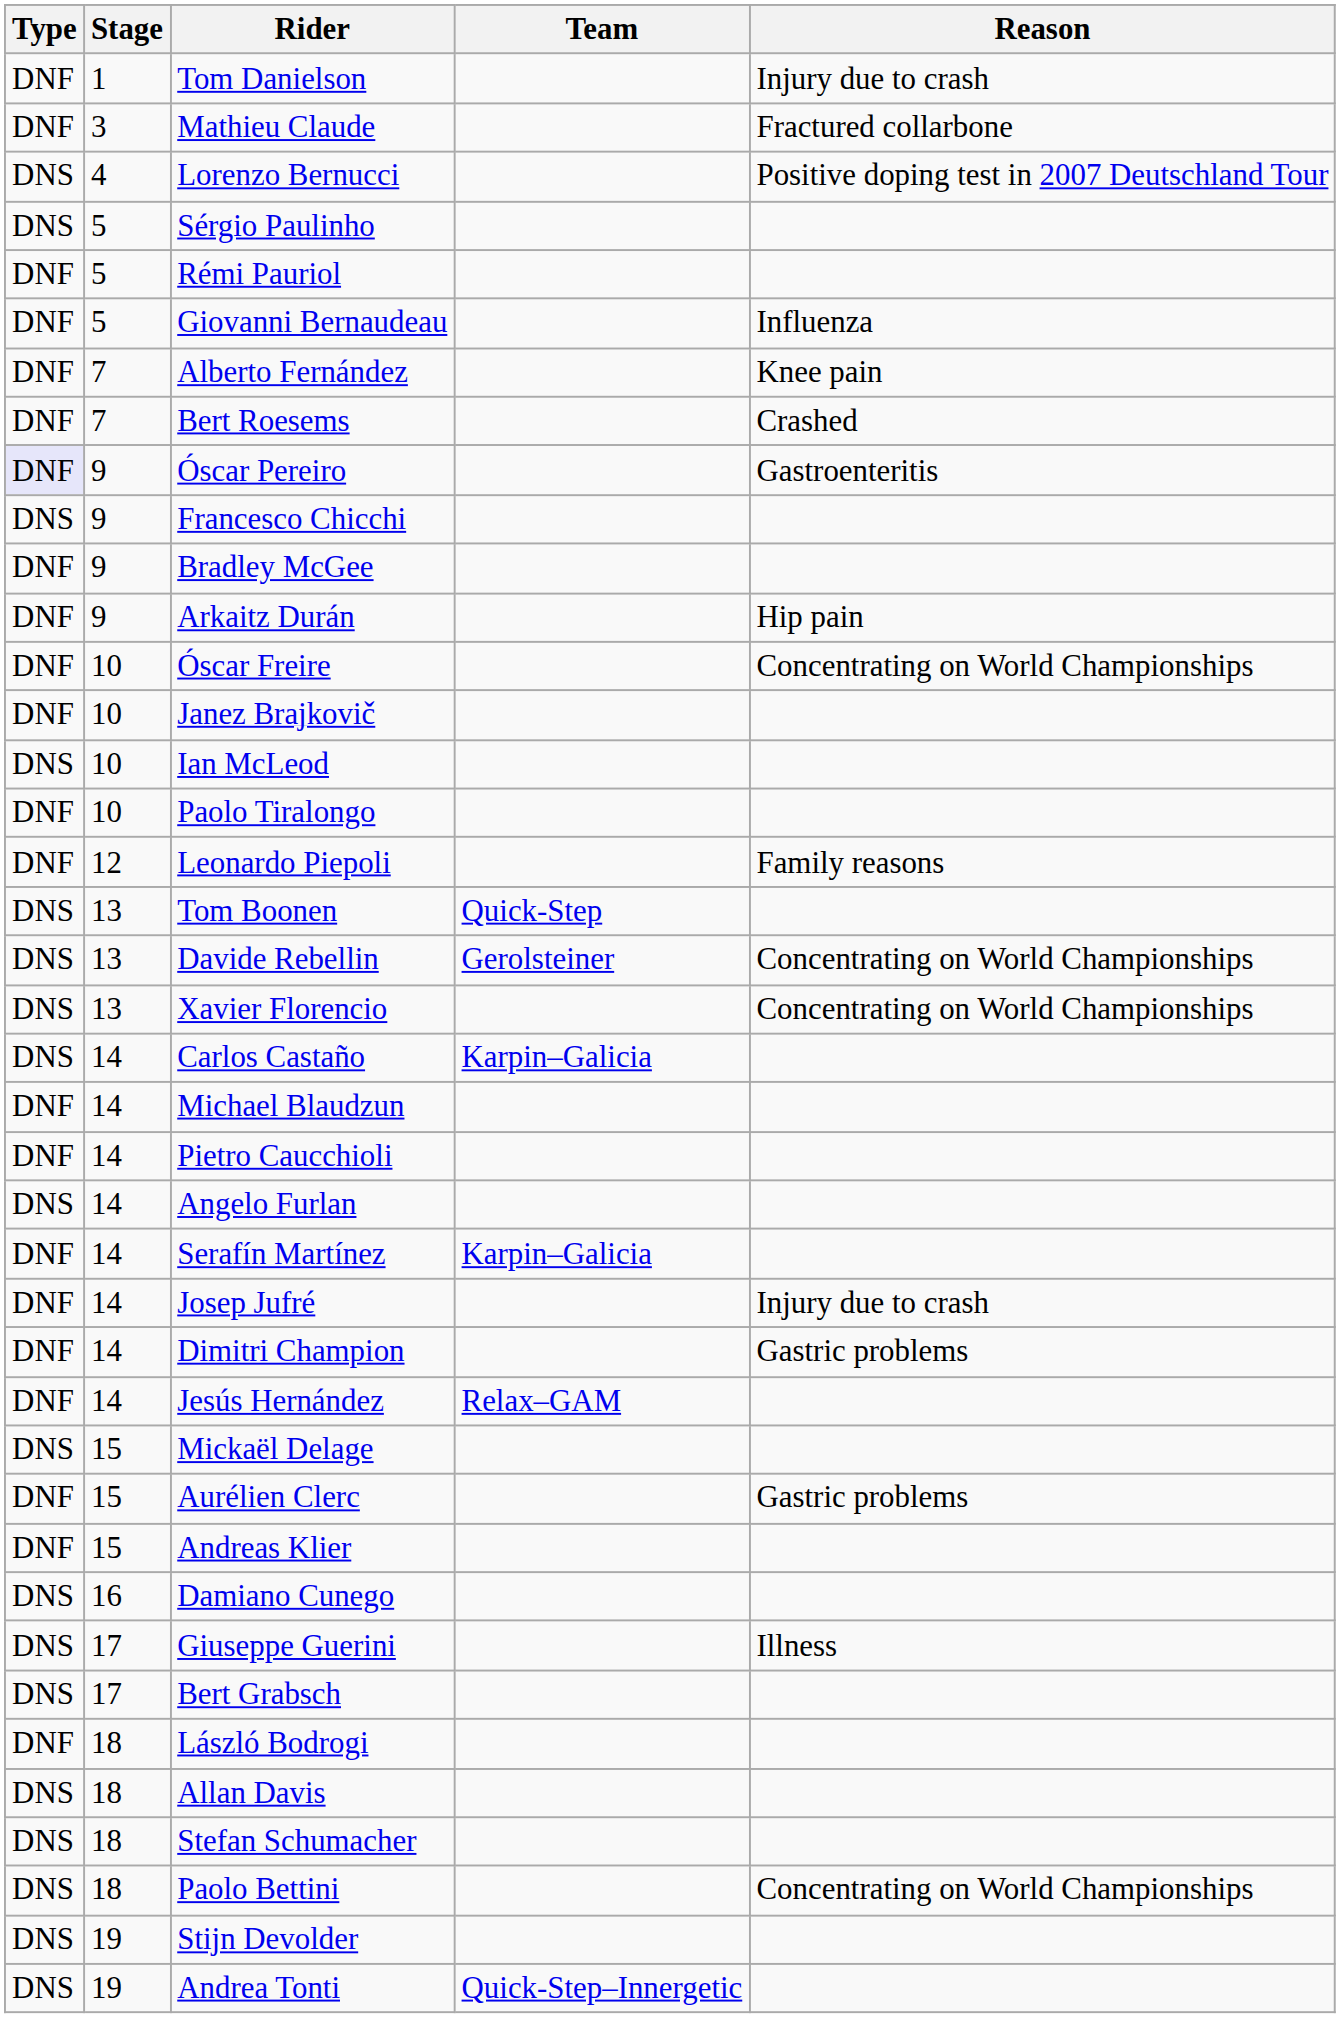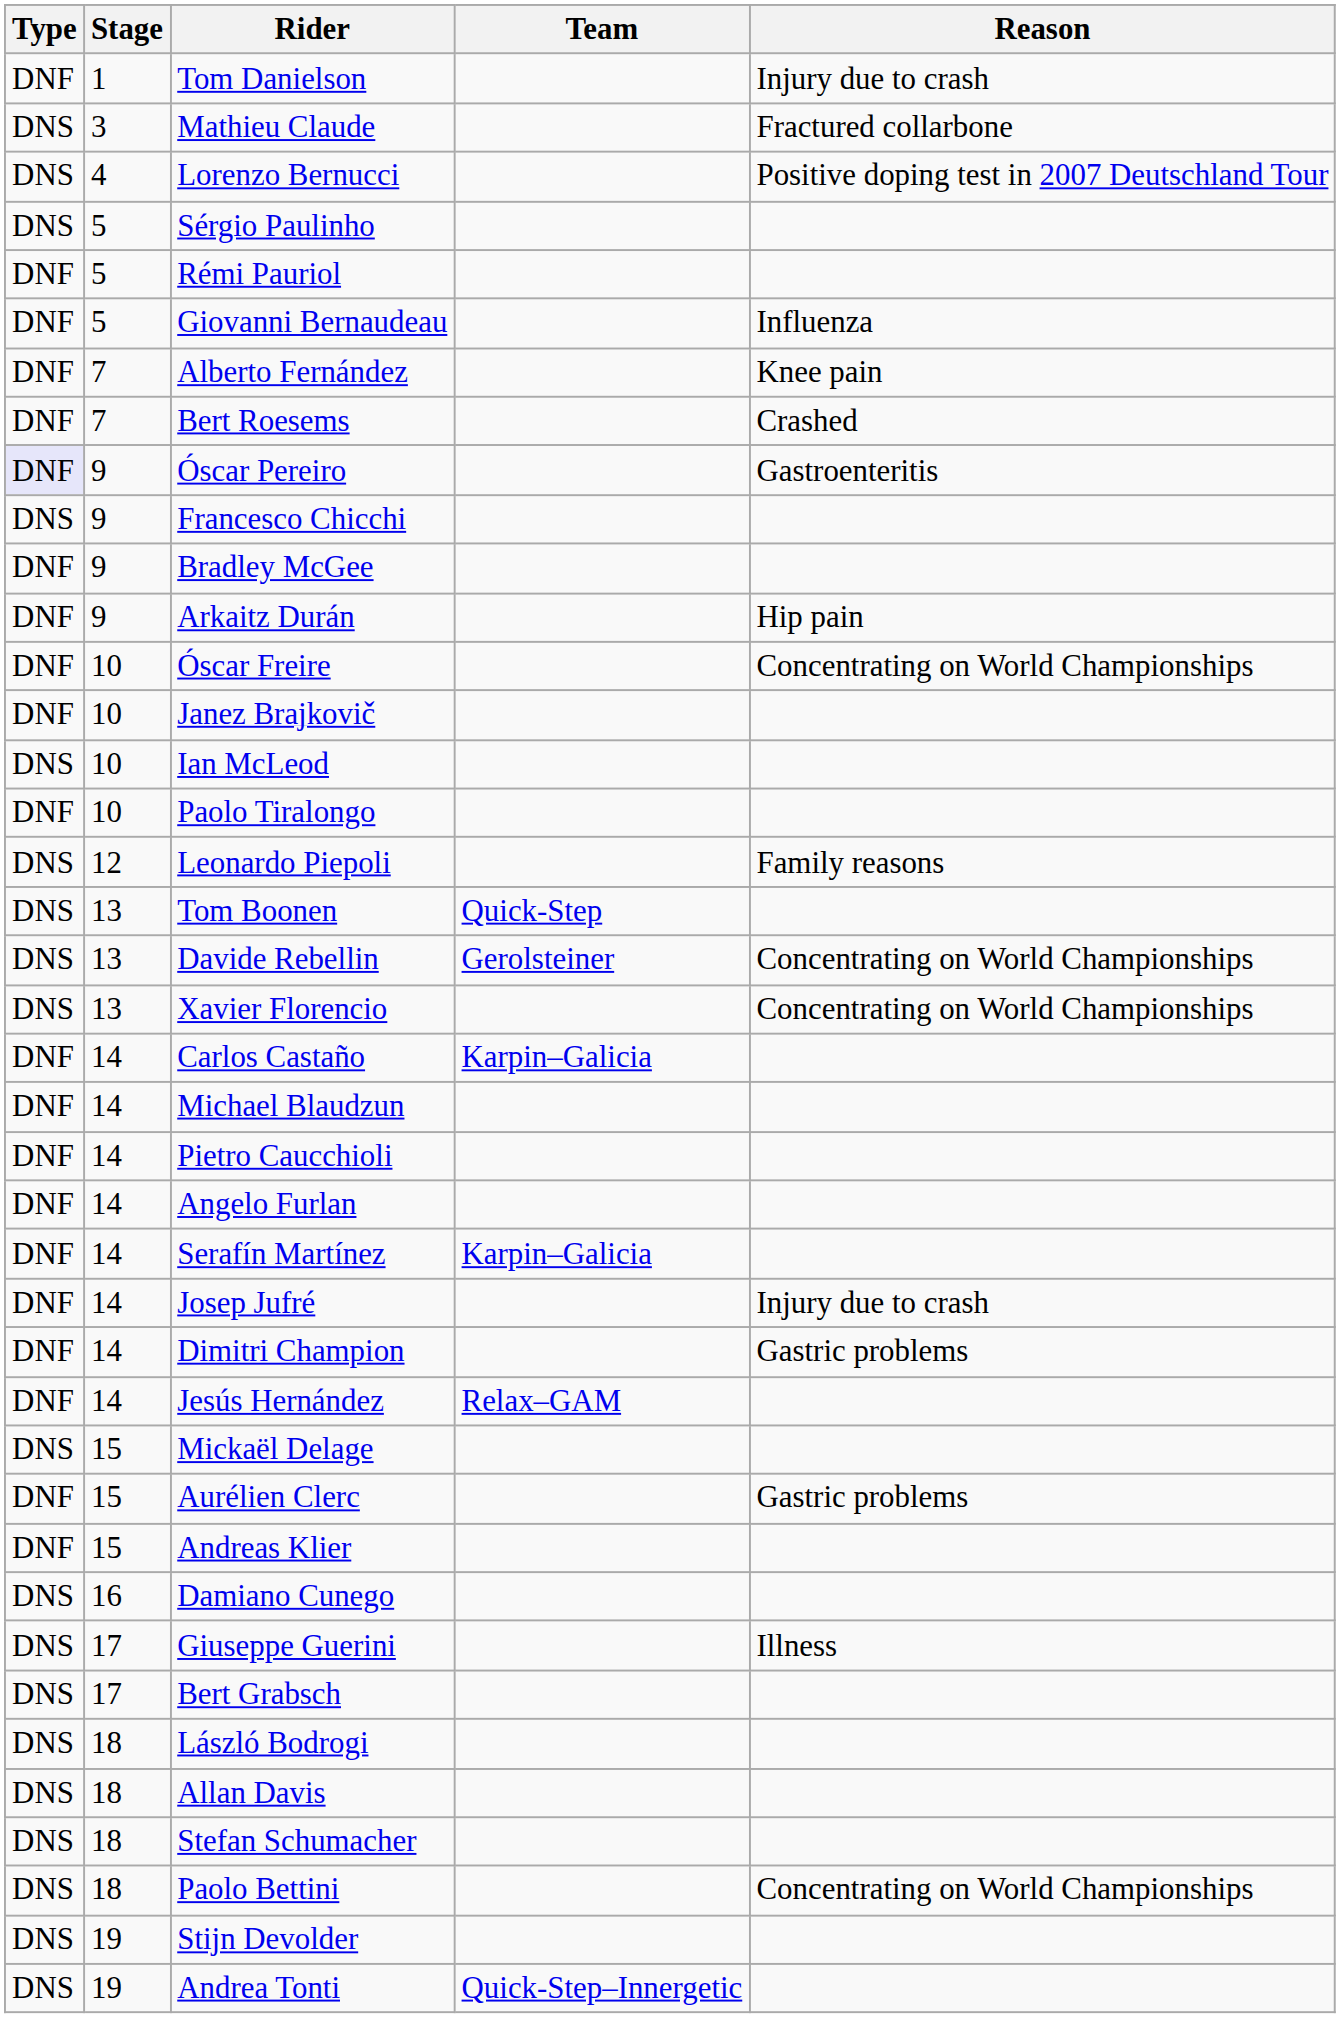(43, 126) DNF -> (43, 126) DNS
(43, 861) DNF -> (43, 861) DNS
(43, 1057) DNS -> (43, 1057) DNF
(43, 1204) DNS -> (43, 1204) DNF
(43, 1743) DNF -> (43, 1743) DNS
